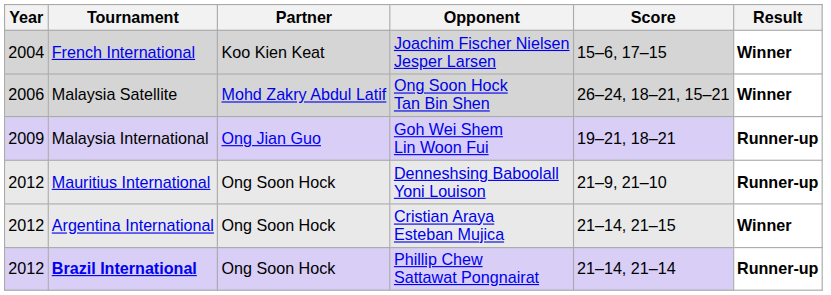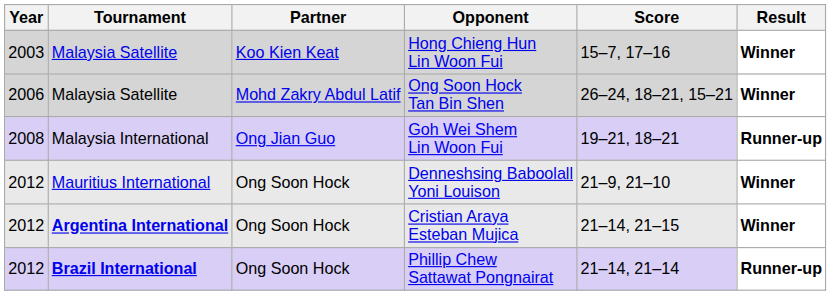+ row: (472, 52)
- row: (482, 52)
(26, 139) 2009 -> (26, 139) 2008
(778, 182) Runner-up -> (768, 182) Winner
(133, 226) normal -> (140, 226) bold
